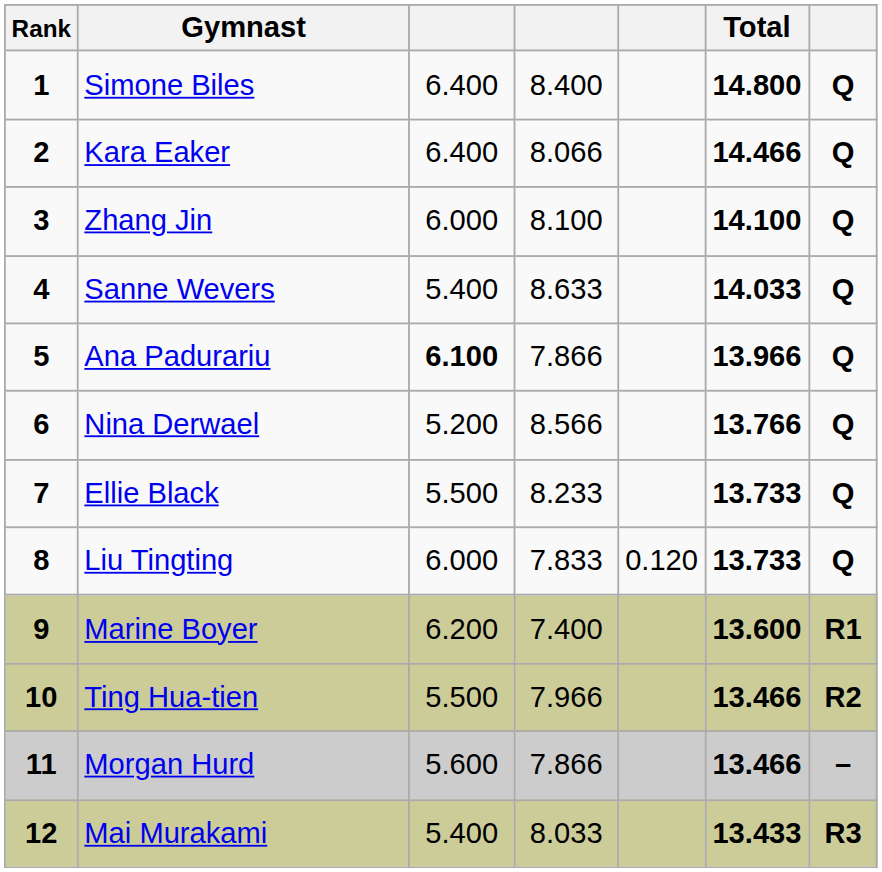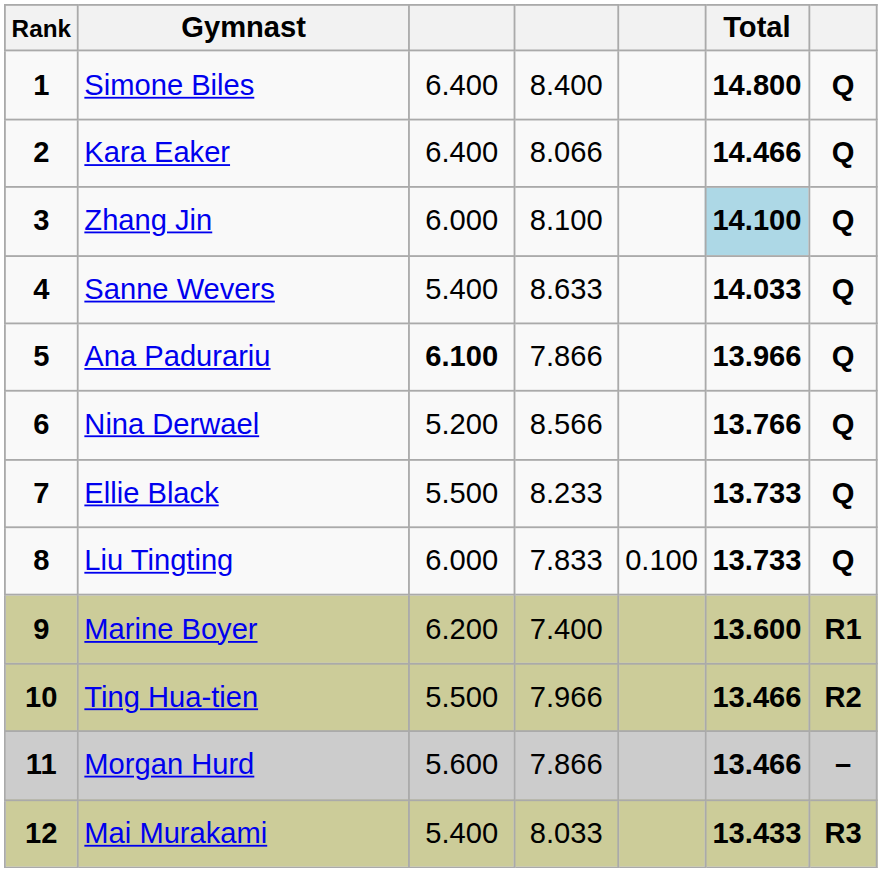(757, 220) no background -> (757, 220) lightblue background
(662, 560) 0.120 -> (662, 560) 0.100
